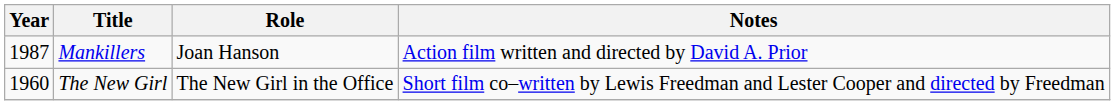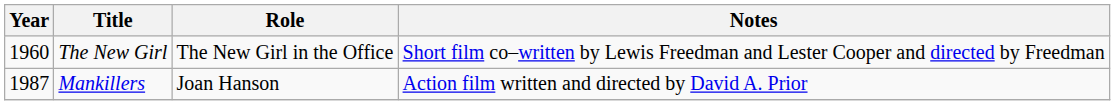rows swapped: (113, 83) <-> (102, 52)
